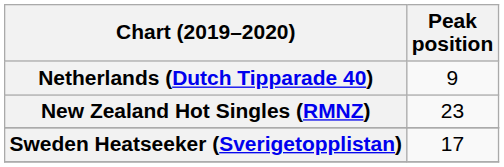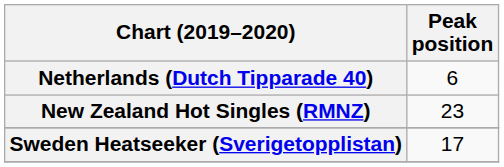(452, 77) 9 -> (452, 77) 6
